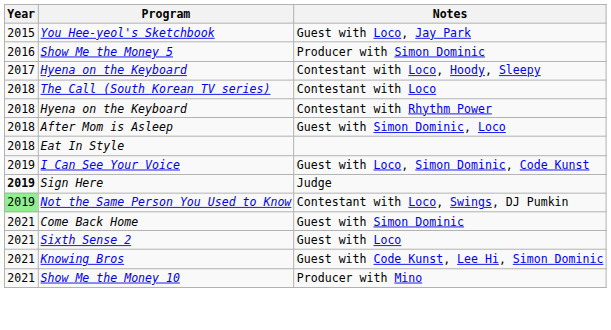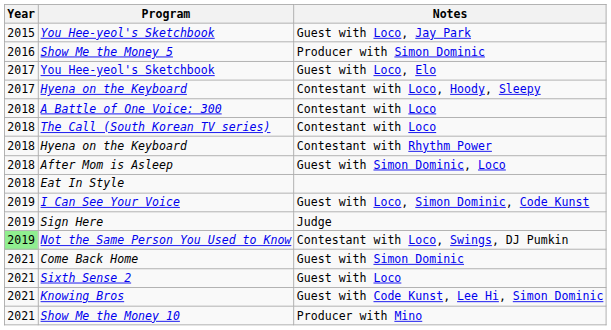+ row: (128, 70)
+ row: (131, 108)
(21, 184) bold -> (21, 221) normal
